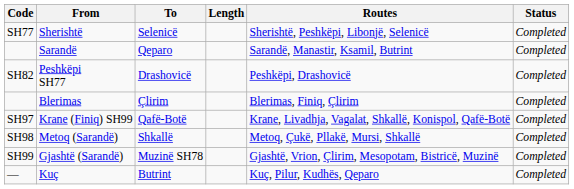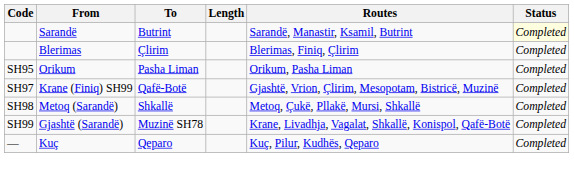- row: (61, 32)
(155, 50) Qeparo -> (154, 32) Butrint
(541, 50) no background -> (541, 32) lightyellow background
- row: (60, 75)
+ row: (57, 69)
(380, 119) Krane, Livadhja, Vagalat, Shkallë, Konispol, Qafë-Botë -> (374, 87) Gjashtë, Vrion, Çlirim, Mesopotam, Bistricë, Muzinë
(374, 156) Gjashtë, Vrion, Çlirim, Mesopotam, Bistricë, Muzinë -> (380, 124) Krane, Livadhja, Vagalat, Shkallë, Konispol, Qafë-Botë
(154, 175) Butrint -> (155, 143) Qeparo
